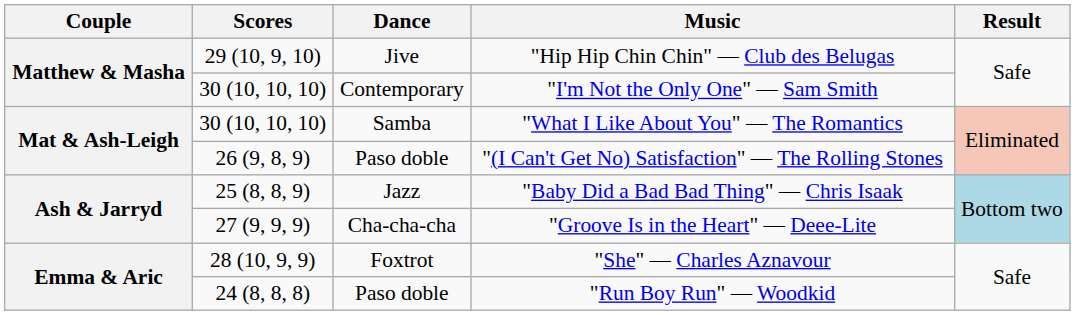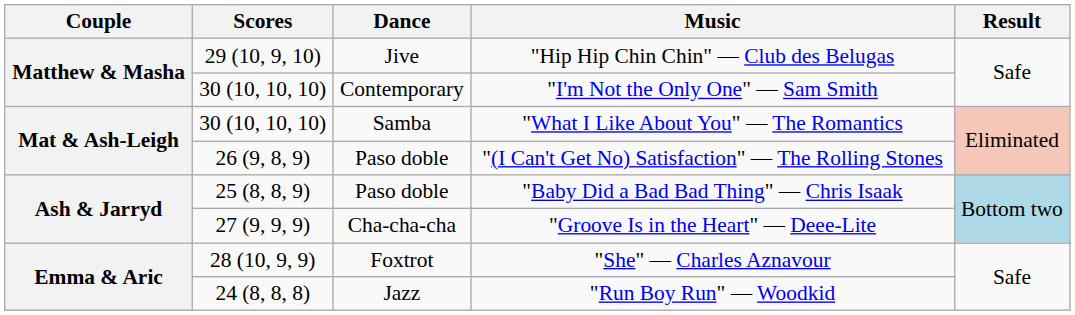(402, 191) Jazz -> (402, 191) Paso doble
(402, 293) Paso doble -> (402, 293) Jazz
